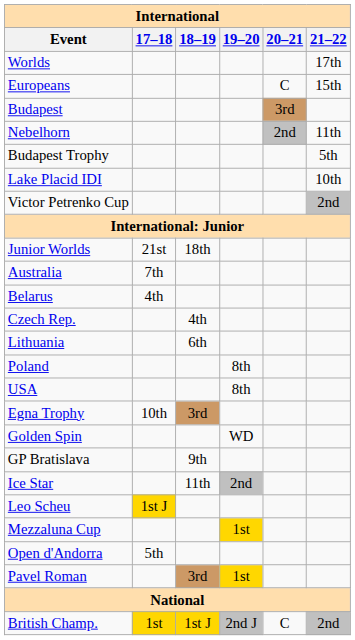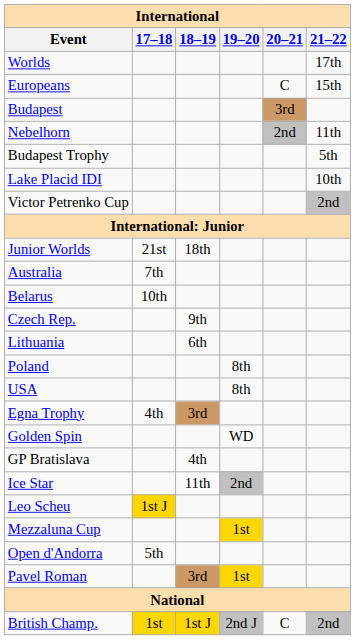(154, 296) 4th -> (154, 296) 10th
(198, 319) 4th -> (198, 319) 9th
(154, 413) 10th -> (154, 413) 4th
(198, 459) 9th -> (198, 459) 4th
